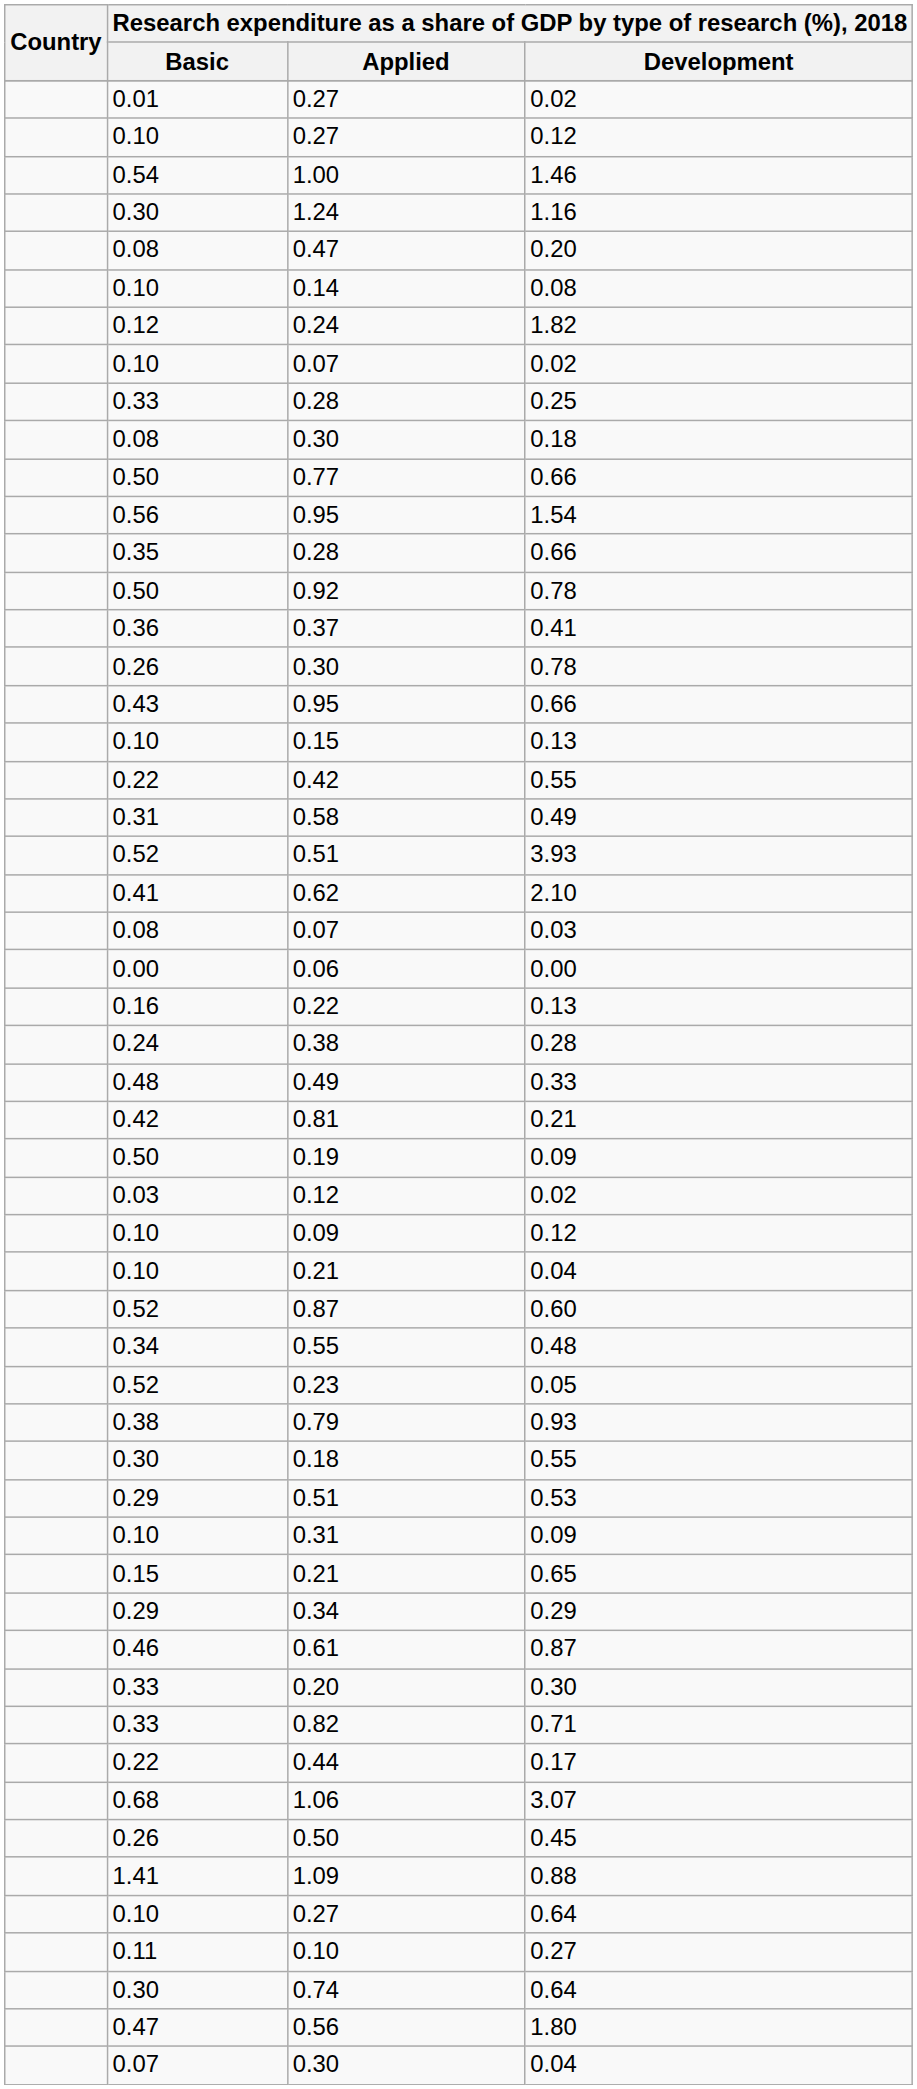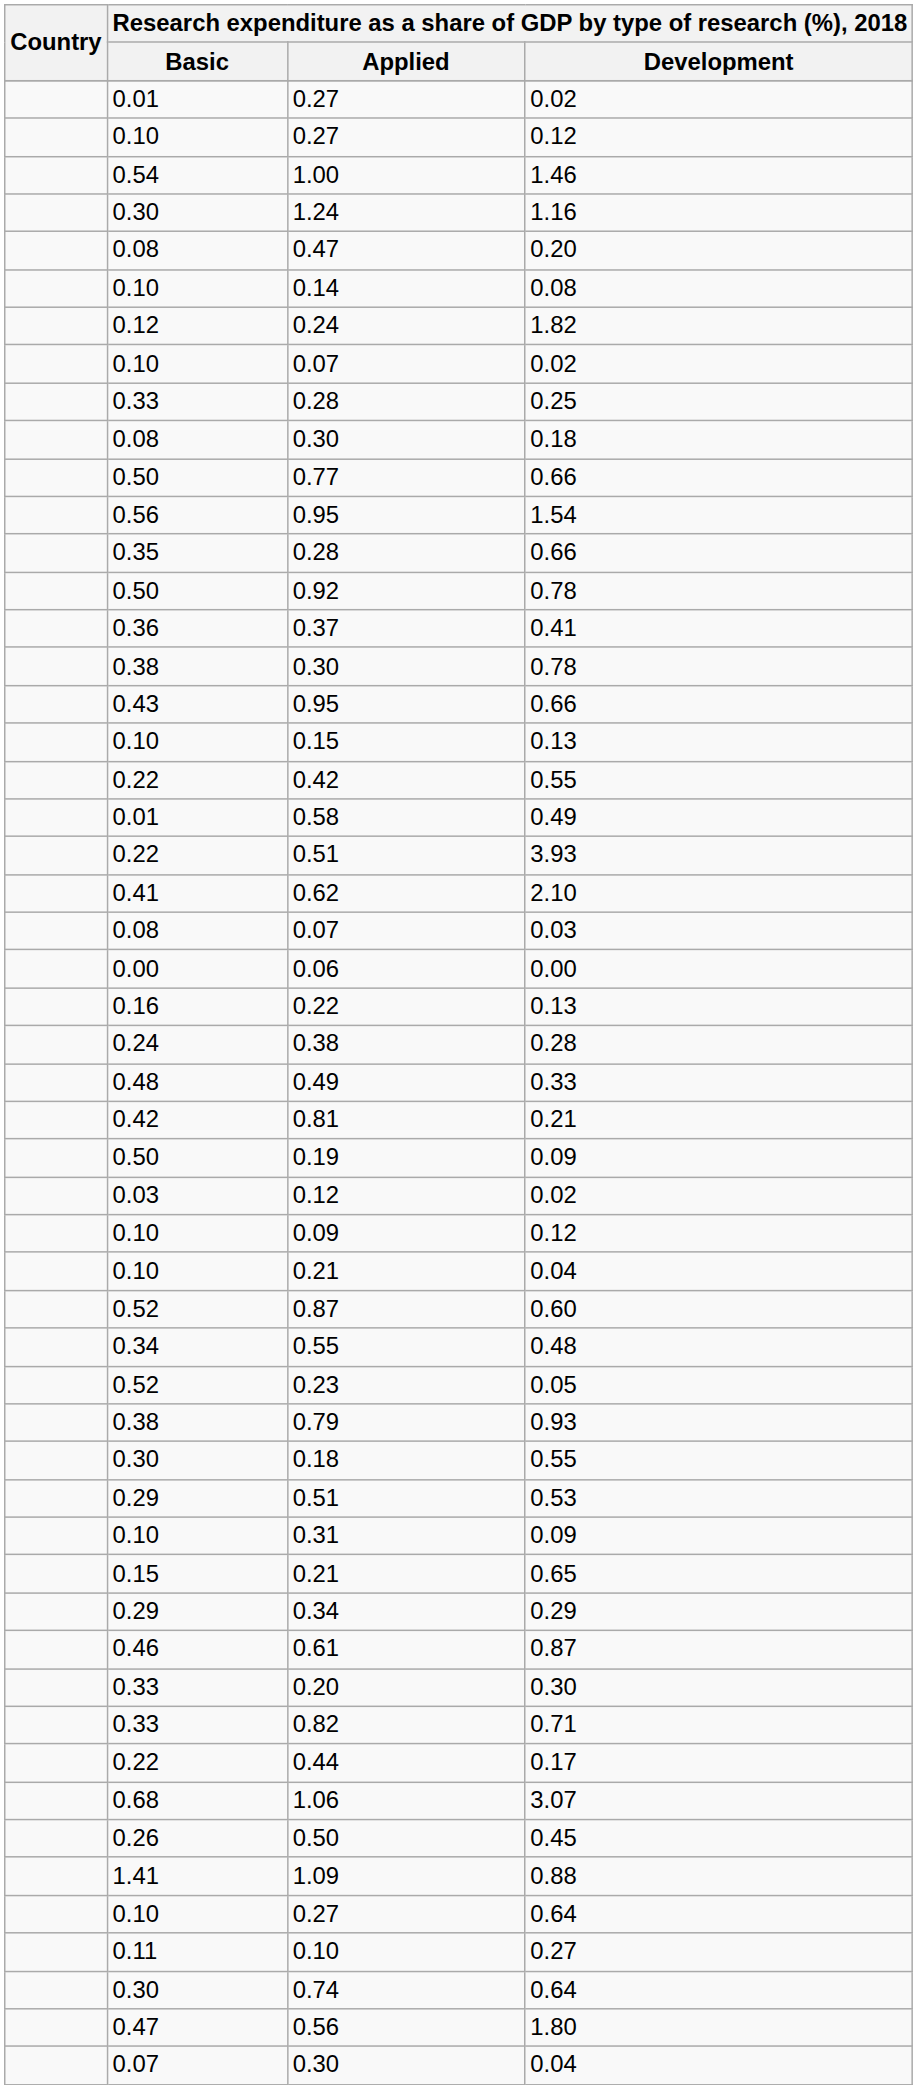(136, 666) 0.26 -> (136, 666) 0.38
(136, 817) 0.31 -> (136, 817) 0.01
(136, 855) 0.52 -> (136, 855) 0.22
